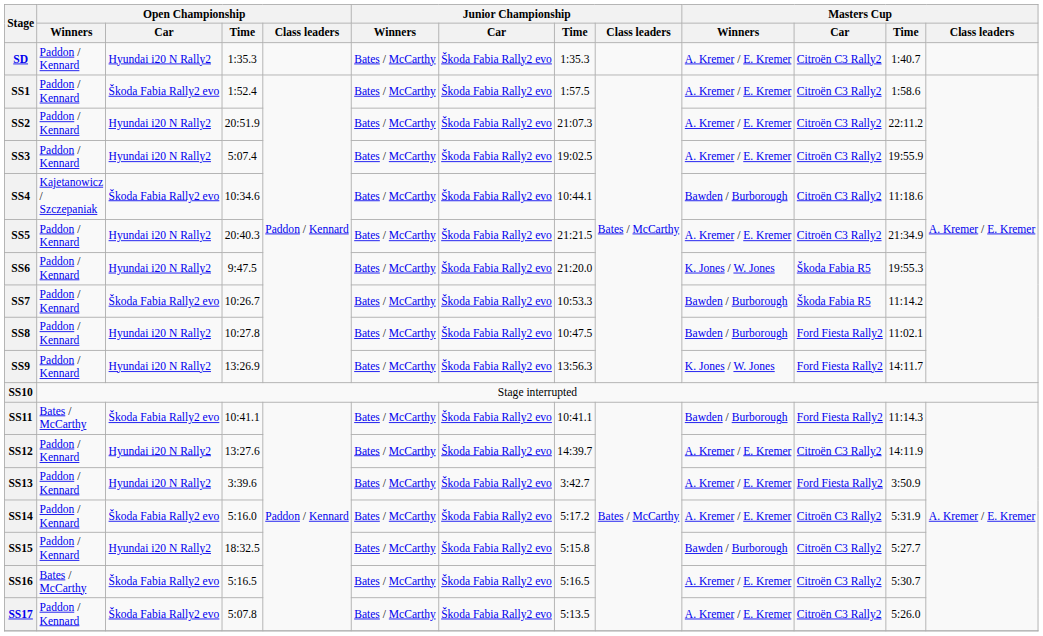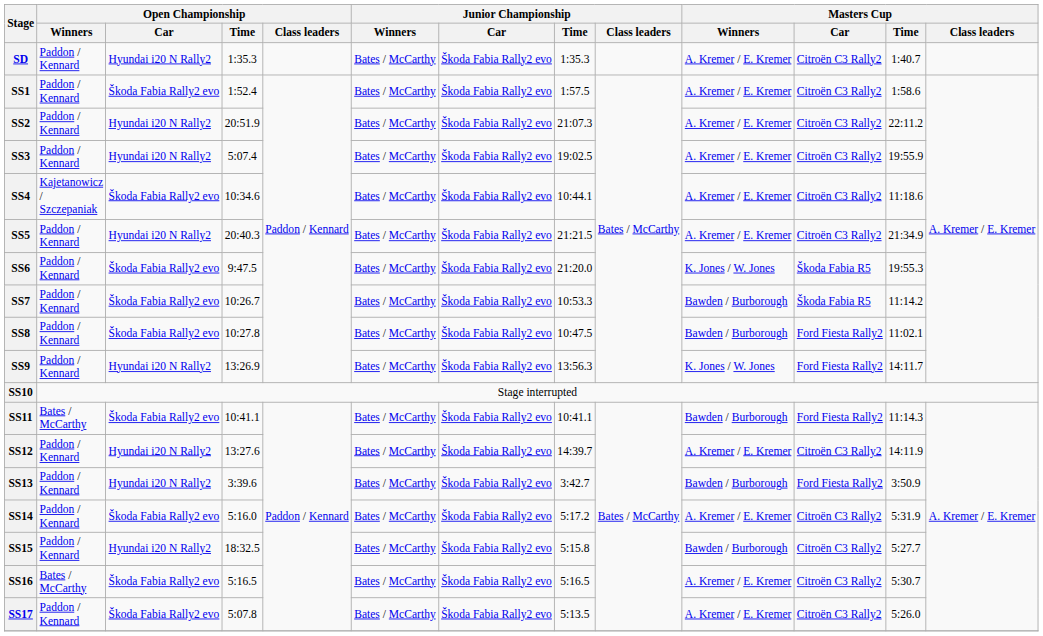(736, 196) Bawden / Burborough -> (738, 196) A. Kremer / E. Kremer
(160, 268) Hyundai i20 N Rally2 -> (164, 268) Škoda Fabia Rally2 evo
(160, 333) Hyundai i20 N Rally2 -> (164, 333) Škoda Fabia Rally2 evo
(738, 483) A. Kremer / E. Kremer -> (736, 483) Bawden / Burborough
